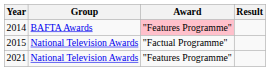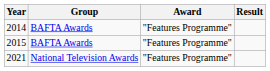(187, 27) pink background -> (187, 27) no background
(84, 43) National Television Awards -> (62, 43) BAFTA Awards
(185, 43) "Factual Programme" -> (187, 43) "Features Programme"
